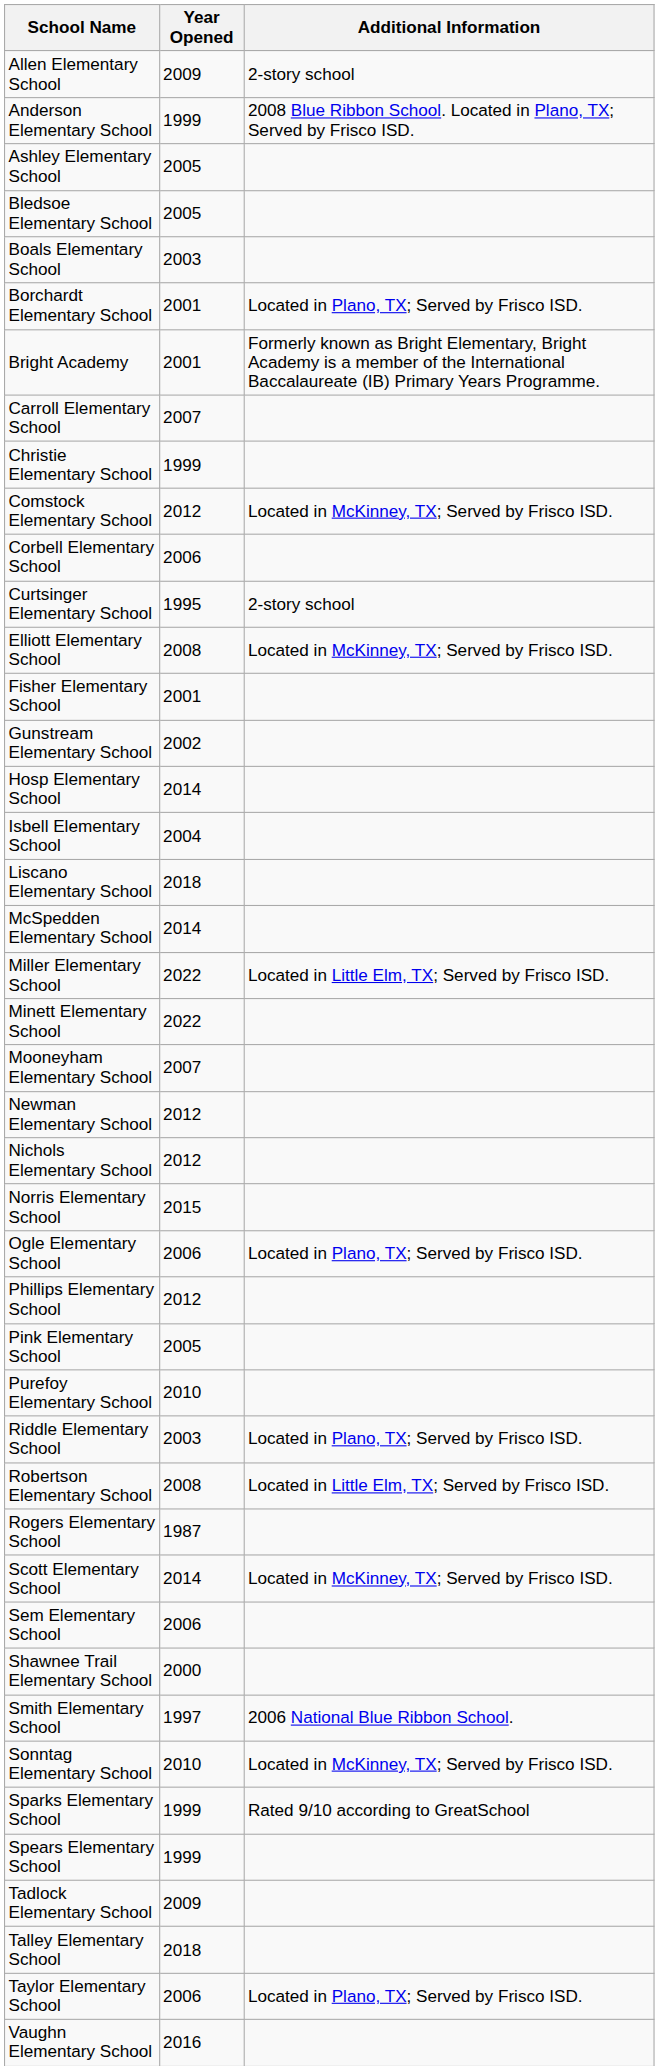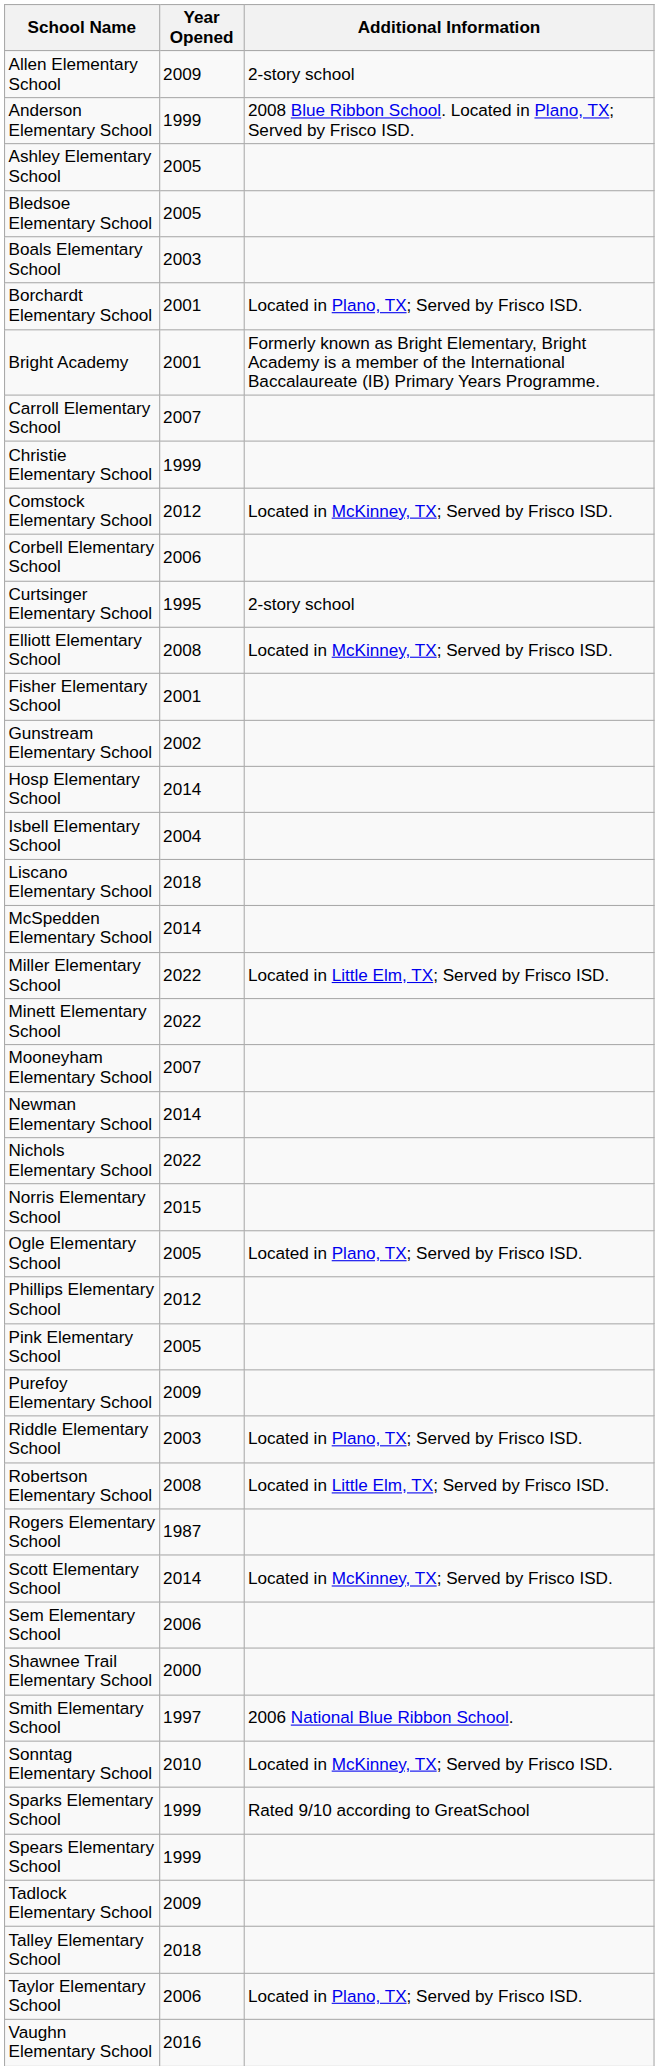(182, 1114) 2012 -> (182, 1114) 2014
(182, 1160) 2012 -> (182, 1160) 2022
(182, 1253) 2006 -> (182, 1253) 2005
(182, 1392) 2010 -> (182, 1392) 2009
